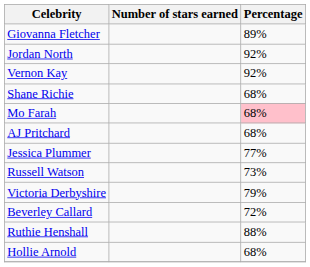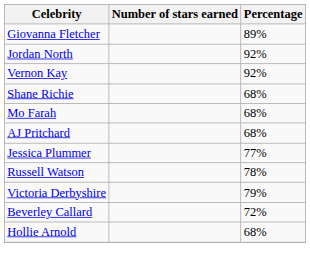(255, 113) pink background -> (255, 113) no background
(255, 172) 73% -> (255, 172) 78%
- row: (48, 232)
